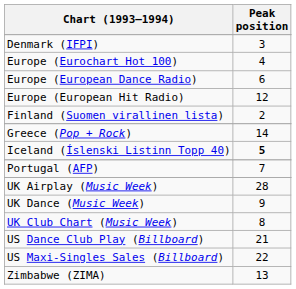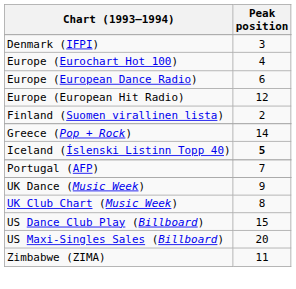- row: (83, 186)
(262, 239) 21 -> (262, 222) 15
(262, 257) 22 -> (262, 239) 20
(262, 275) 13 -> (262, 257) 11
